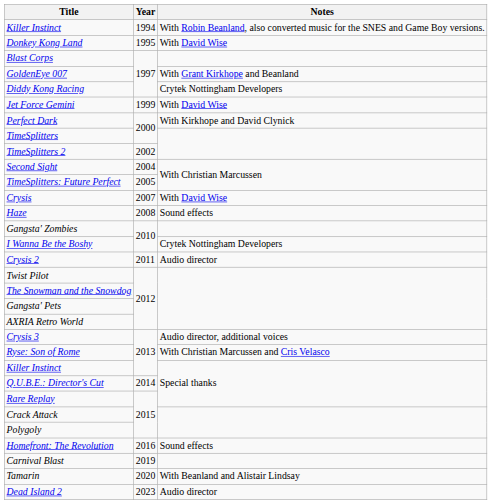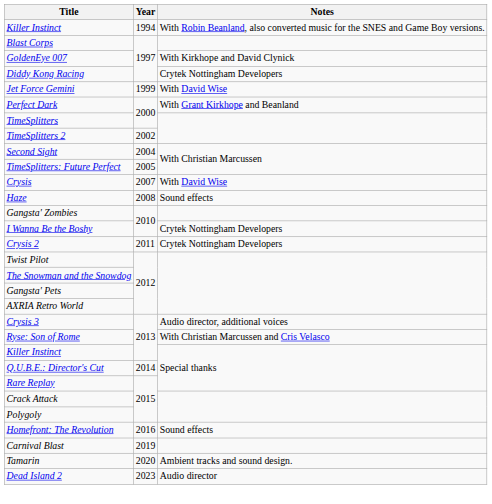- row: (45, 43)
(229, 74) With Grant Kirkhope and Beanland -> (227, 58) With Kirkhope and David Clynick
(227, 120) With Kirkhope and David Clynick -> (229, 105) With Grant Kirkhope and Beanland
(188, 259) Audio director -> (221, 244) Crytek Nottingham Developers
(230, 476) With Beanland and Alistair Lindsay -> (226, 461) Ambient tracks and sound design.
